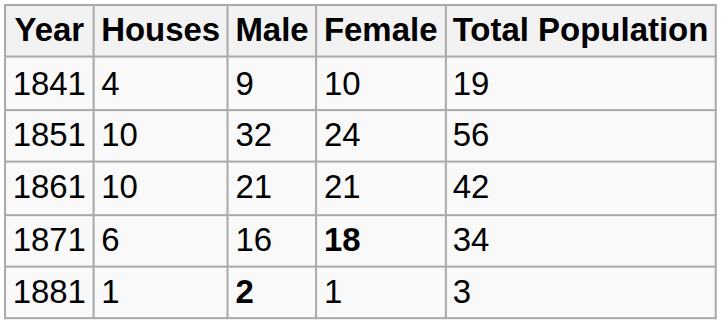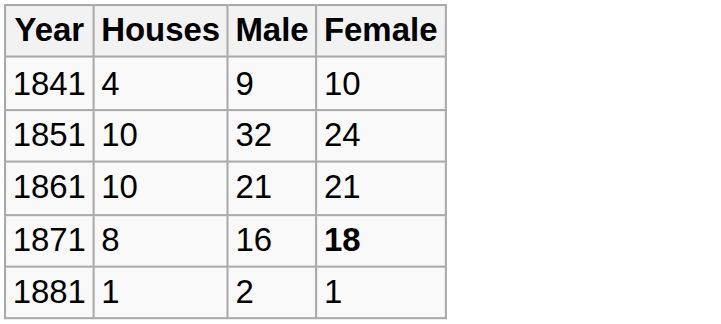- column: (581, 30)
(110, 239) 6 -> (110, 239) 8
(245, 291) bold -> (245, 291) normal
